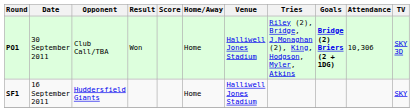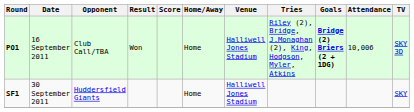(51, 48) 30 September 2011 -> (51, 48) 16 September 2011
(361, 48) 10,306 -> (361, 48) 10,006
(51, 93) 16 September 2011 -> (51, 93) 30 September 2011
